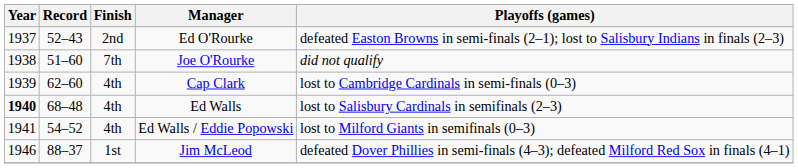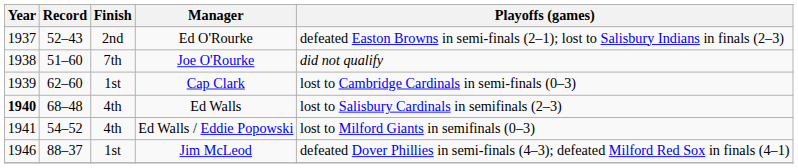(113, 83) 4th -> (113, 83) 1st
